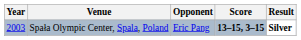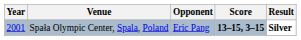(16, 28) 2003 -> (16, 28) 2001
